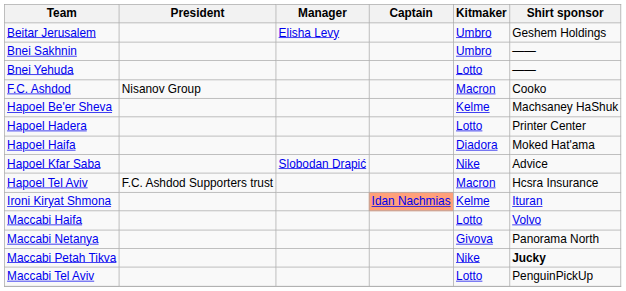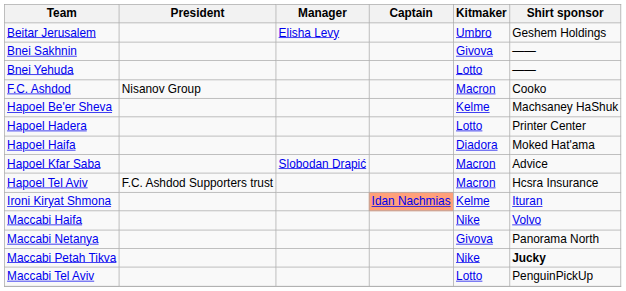(474, 51) Umbro -> (474, 51) Givova
(468, 164) Nike -> (476, 164) Macron
(469, 220) Lotto -> (468, 220) Nike
